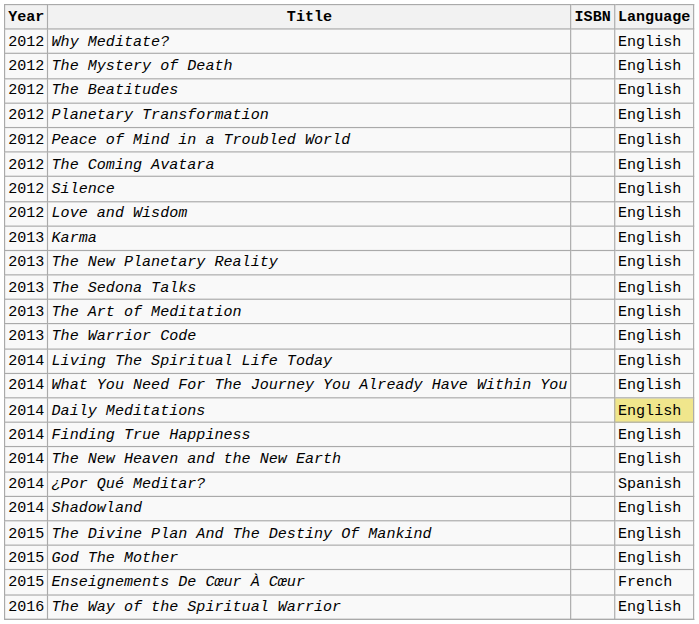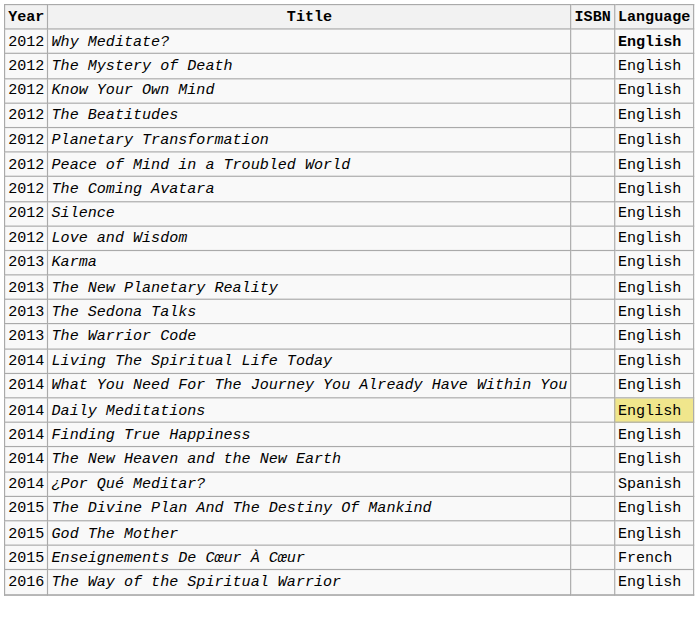(650, 41) normal -> (650, 41) bold
+ row: (133, 91)
- row: (147, 312)
- row: (97, 508)
